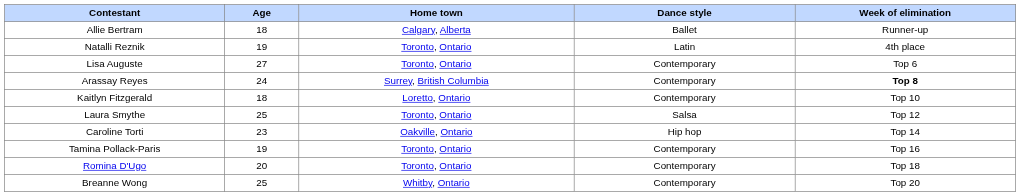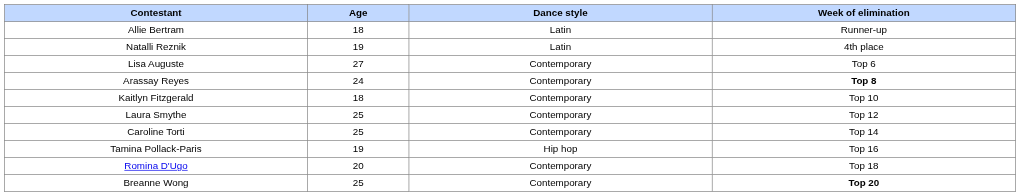- column: (436, 13)
(685, 30) Ballet -> (560, 30) Latin
(685, 115) Salsa -> (560, 115) Contemporary
(262, 132) 23 -> (358, 132) 25
(685, 132) Hip hop -> (560, 132) Contemporary
(685, 149) Contemporary -> (560, 149) Hip hop
(905, 183) normal -> (864, 183) bold
